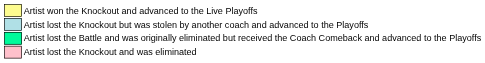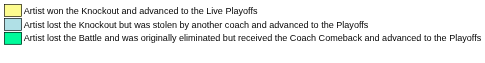- row: (110, 52)
